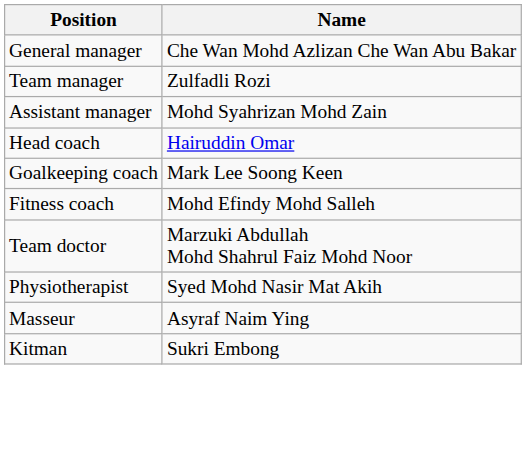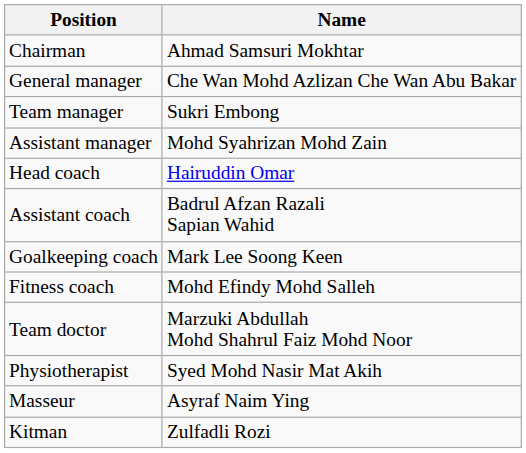+ row: (47, 50)
(219, 81) Zulfadli Rozi -> (223, 111) Sukri Embong
+ row: (70, 214)
(223, 348) Sukri Embong -> (219, 431) Zulfadli Rozi
